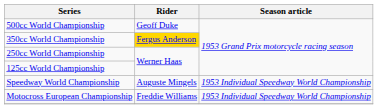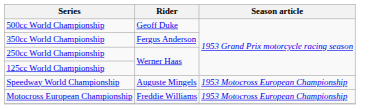(166, 39) gold background -> (166, 39) no background
(286, 82) 1953 Individual Speedway World Championship -> (274, 82) 1953 Motocross European Championship
(286, 96) 1953 Individual Speedway World Championship -> (274, 96) 1953 Motocross European Championship
